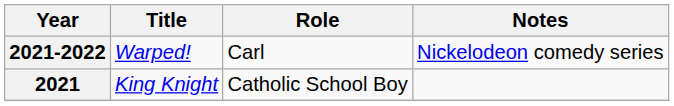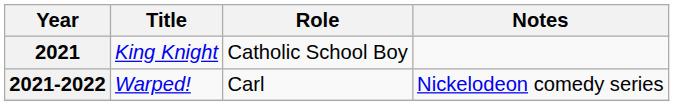rows swapped: (57, 52) <-> (57, 84)
